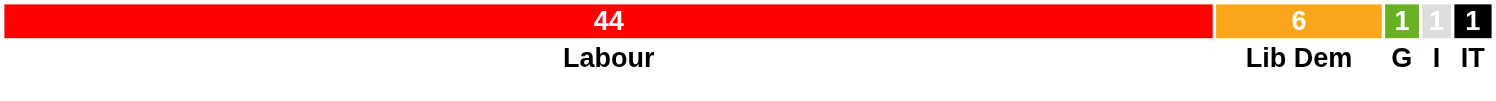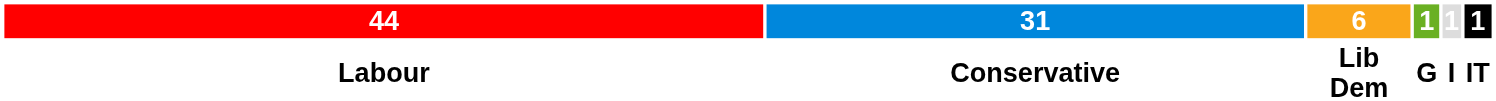+ column: (1035, 20)
